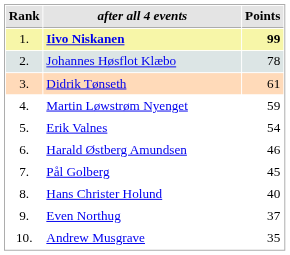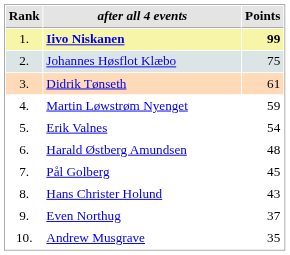(274, 61) 78 -> (274, 61) 75
(274, 149) 46 -> (274, 149) 48
(274, 194) 40 -> (274, 194) 43
